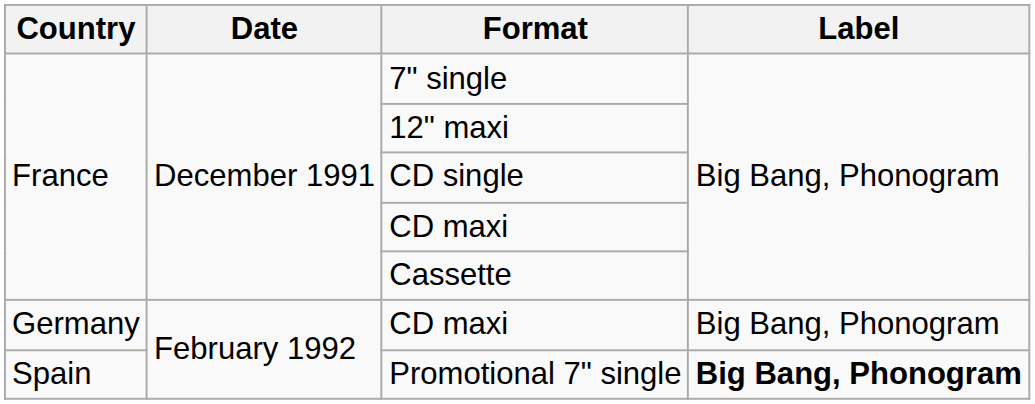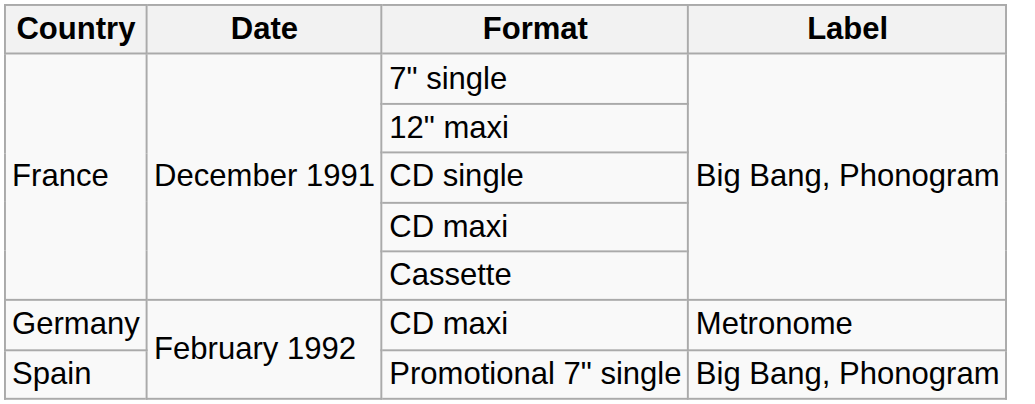(848, 324) Big Bang, Phonogram -> (774, 324) Metronome
(859, 373) bold -> (848, 373) normal
